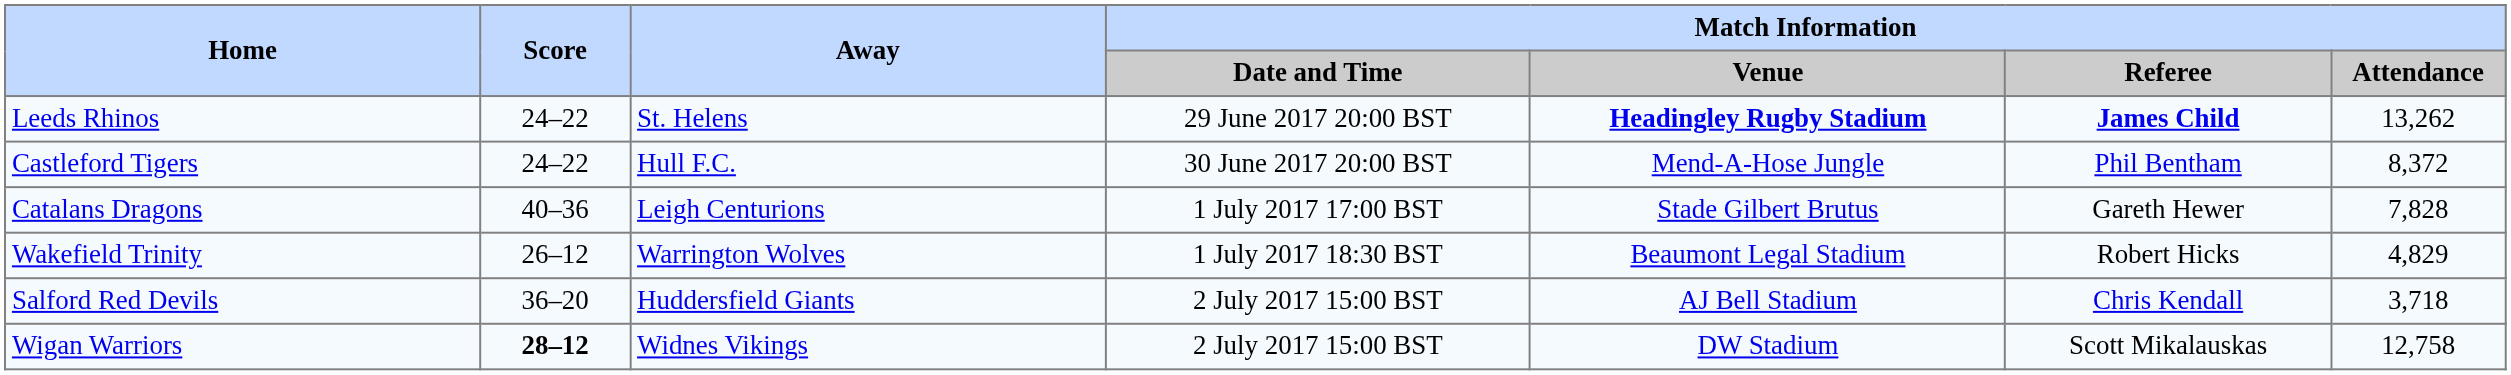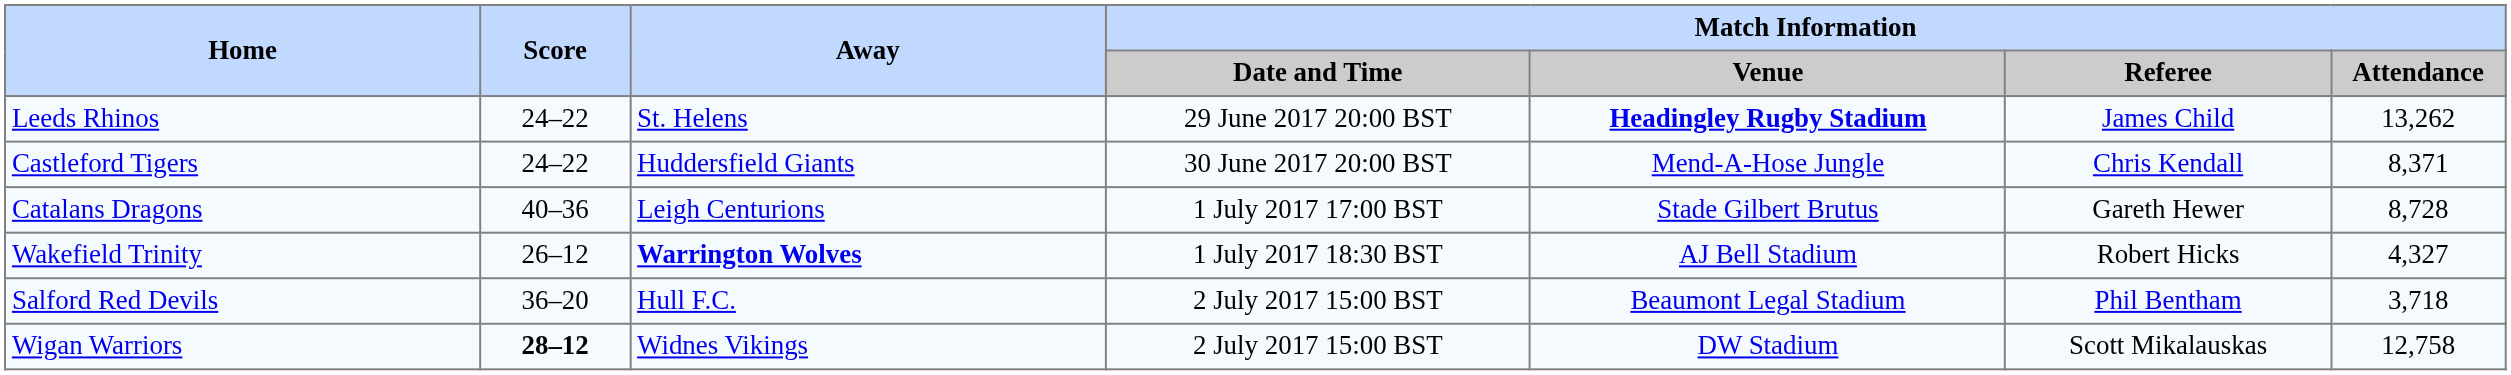(2168, 118) bold -> (2168, 118) normal
(686, 163) Hull F.C. -> (746, 163) Huddersfield Giants
(2168, 163) Phil Bentham -> (2168, 163) Chris Kendall
(2418, 163) 8,372 -> (2418, 163) 8,371
(2418, 209) 7,828 -> (2418, 209) 8,728
(741, 254) normal -> (749, 254) bold
(1768, 254) Beaumont Legal Stadium -> (1768, 254) AJ Bell Stadium
(2418, 254) 4,829 -> (2418, 254) 4,327
(746, 300) Huddersfield Giants -> (686, 300) Hull F.C.
(1768, 300) AJ Bell Stadium -> (1768, 300) Beaumont Legal Stadium
(2168, 300) Chris Kendall -> (2168, 300) Phil Bentham
